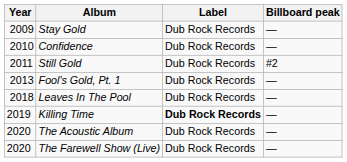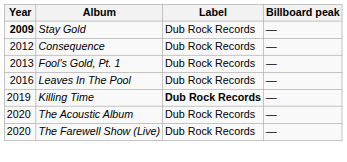(20, 30) normal -> (20, 30) bold
- row: (66, 47)
- row: (60, 64)
+ row: (72, 47)
(20, 98) 2018 -> (20, 81) 2016
